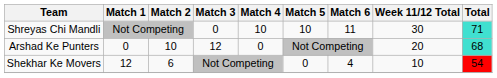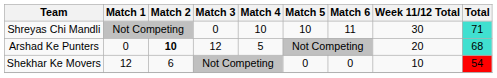(171, 47) normal -> (171, 47) bold
(260, 47) 0 -> (260, 47) 5
(350, 64) 4 -> (350, 64) 0
